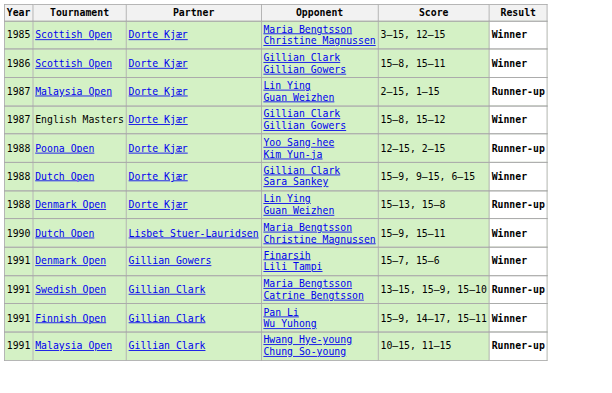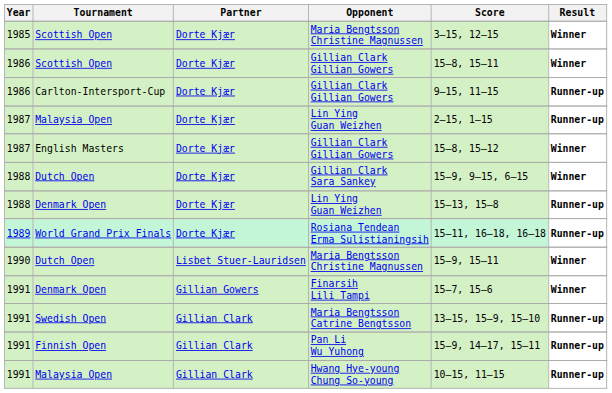+ row: (100, 91)
- row: (65, 148)
+ row: (103, 233)
(509, 317) Winner -> (577, 346) Runner-up
